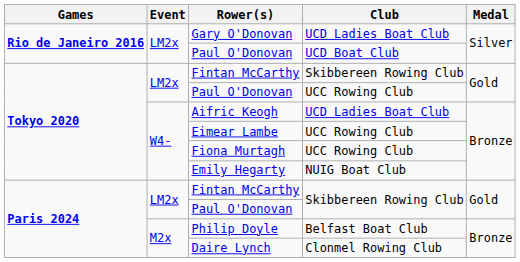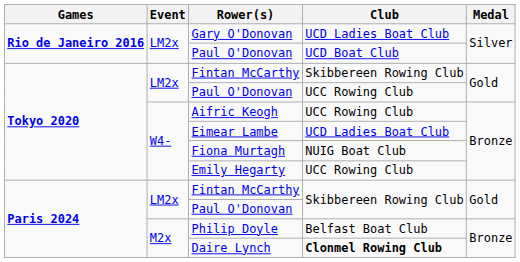(377, 112) UCD Ladies Boat Club -> (359, 112) UCC Rowing Club
(359, 131) UCC Rowing Club -> (377, 131) UCD Ladies Boat Club
(359, 151) UCC Rowing Club -> (356, 151) NUIG Boat Club
(356, 170) NUIG Boat Club -> (359, 170) UCC Rowing Club
(374, 248) normal -> (374, 248) bold
